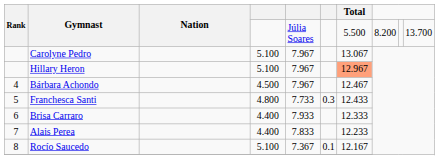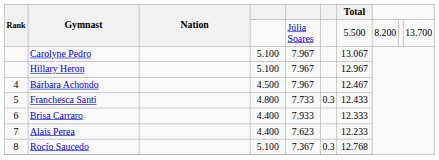(354, 69) lightsalmon background -> (354, 69) no background
(303, 131) 7.833 -> (303, 131) 7.623
(329, 147) 0.1 -> (329, 147) 0.3
(354, 147) 12.167 -> (354, 147) 12.768
